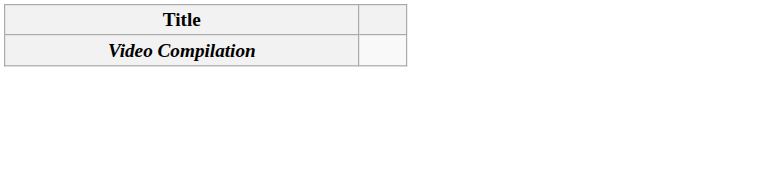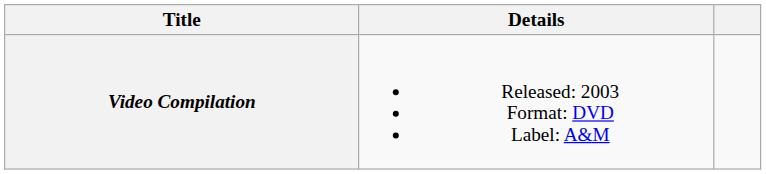+ column: (536, 19)
